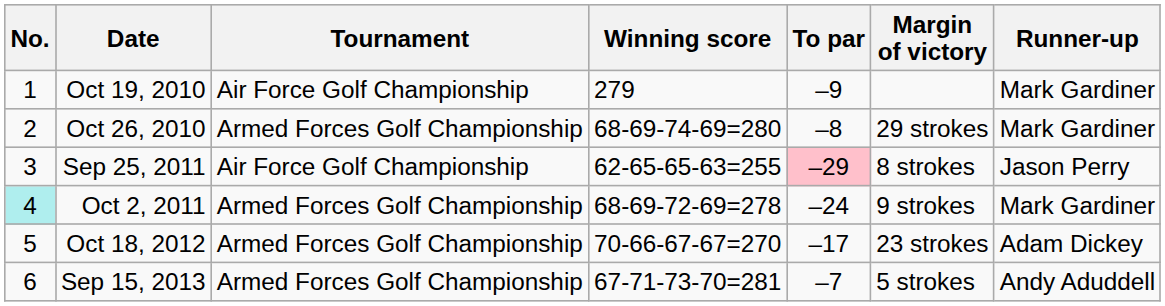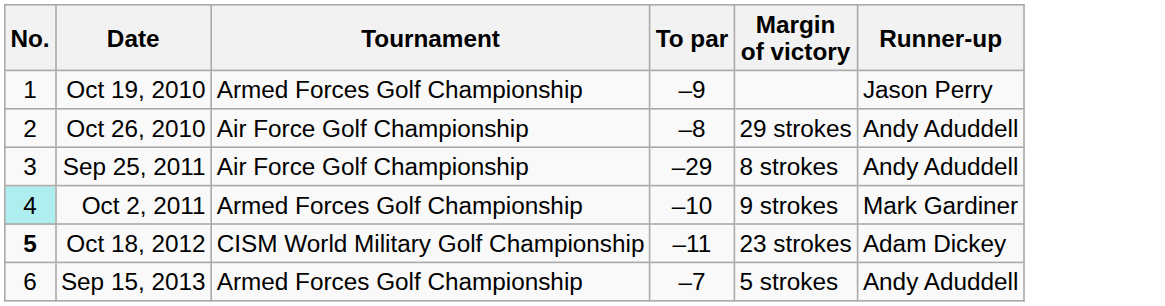- column: (688, 38)
(373, 90) Air Force Golf Championship -> (400, 90) Armed Forces Golf Championship
(1077, 90) Mark Gardiner -> (928, 90) Jason Perry
(400, 128) Armed Forces Golf Championship -> (373, 128) Air Force Golf Championship
(1077, 128) Mark Gardiner -> (941, 128) Andy Aduddell
(829, 167) pink background -> (692, 167) no background
(1065, 167) Jason Perry -> (941, 167) Andy Aduddell
(829, 205) –24 -> (692, 205) –10
(30, 244) normal -> (30, 244) bold
(400, 244) Armed Forces Golf Championship -> (431, 244) CISM World Military Golf Championship
(829, 244) –17 -> (692, 244) –11
